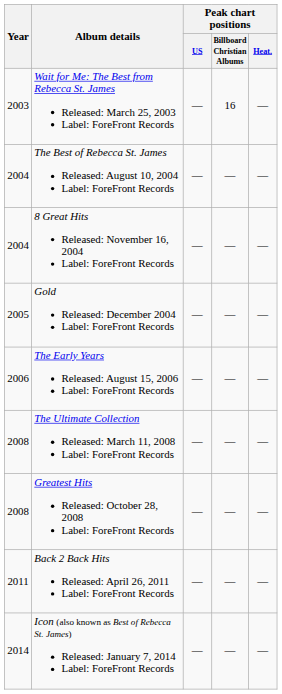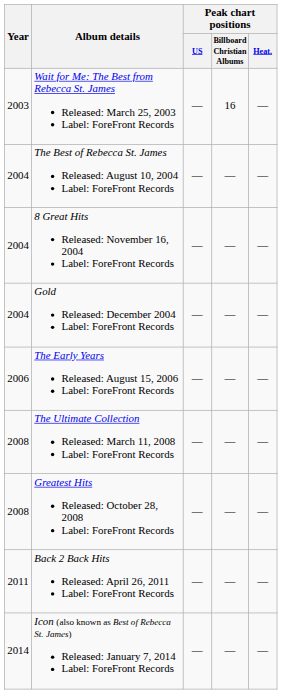(18, 315) 2005 -> (18, 315) 2004
